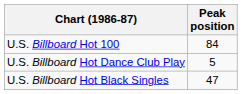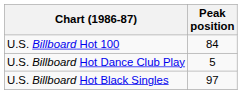(212, 80) 47 -> (212, 80) 97
